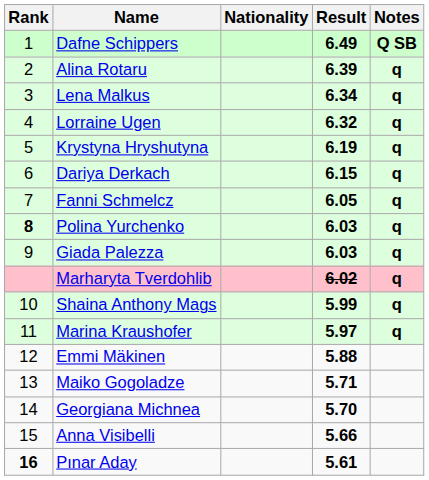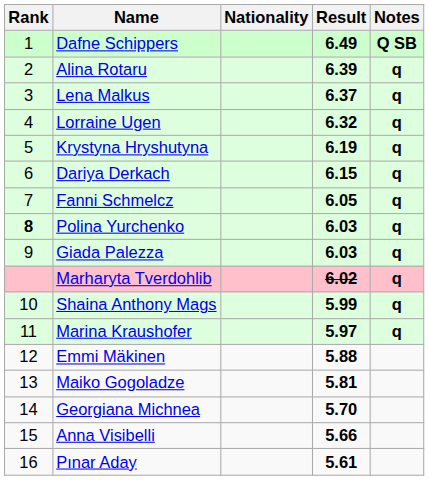(341, 95) 6.34 -> (341, 95) 6.37
(341, 383) 5.71 -> (341, 383) 5.81
(28, 461) bold -> (28, 461) normal
